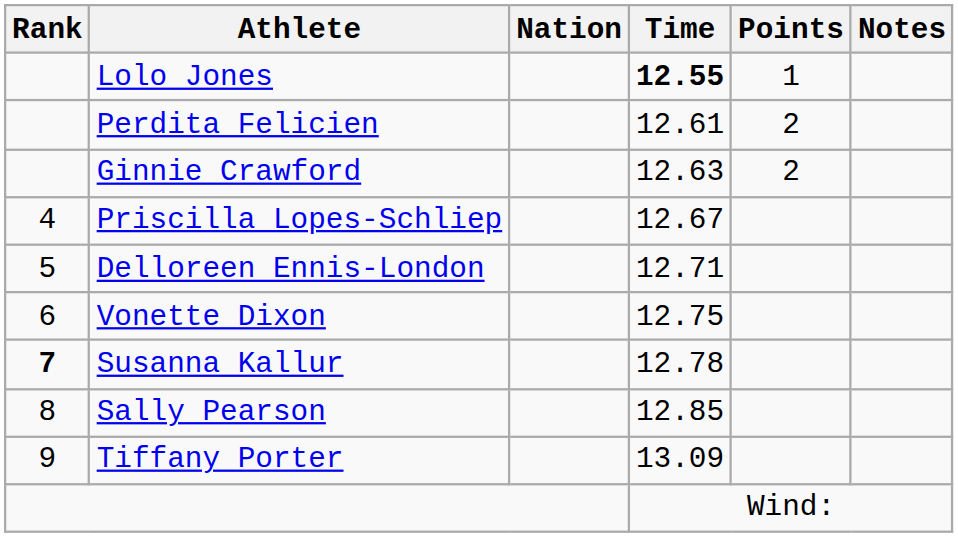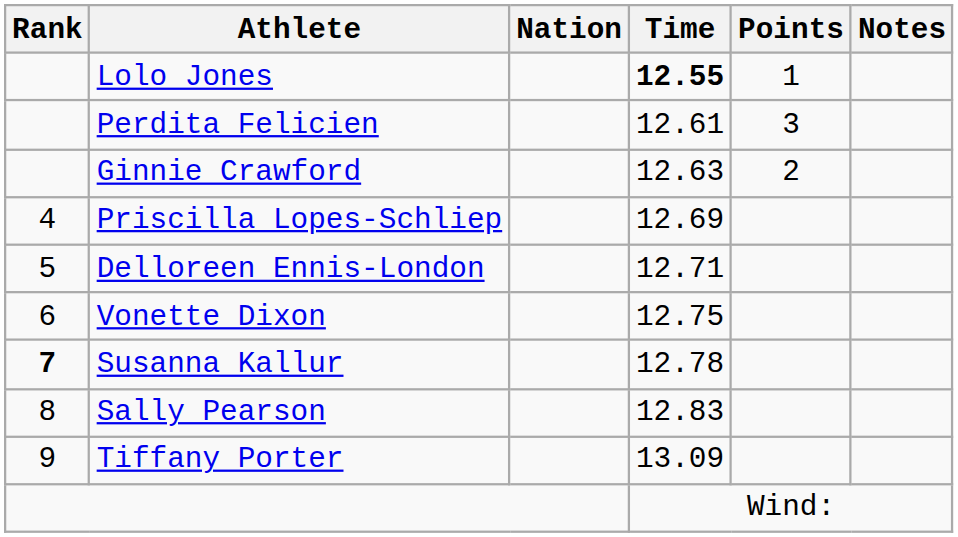(791, 125) 2 -> (791, 125) 3
(680, 221) 12.67 -> (680, 221) 12.69
(680, 412) 12.85 -> (680, 412) 12.83
